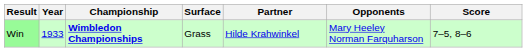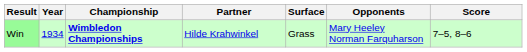columns swapped: (203, 12) <-> (275, 12)
(53, 33) 1933 -> (53, 33) 1934
